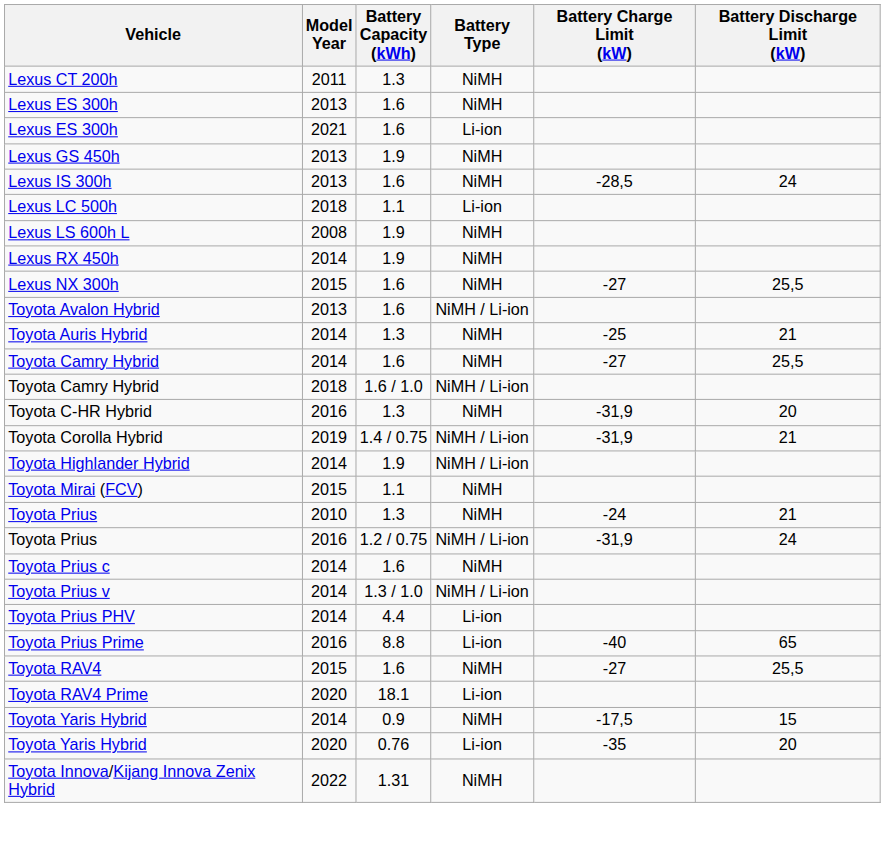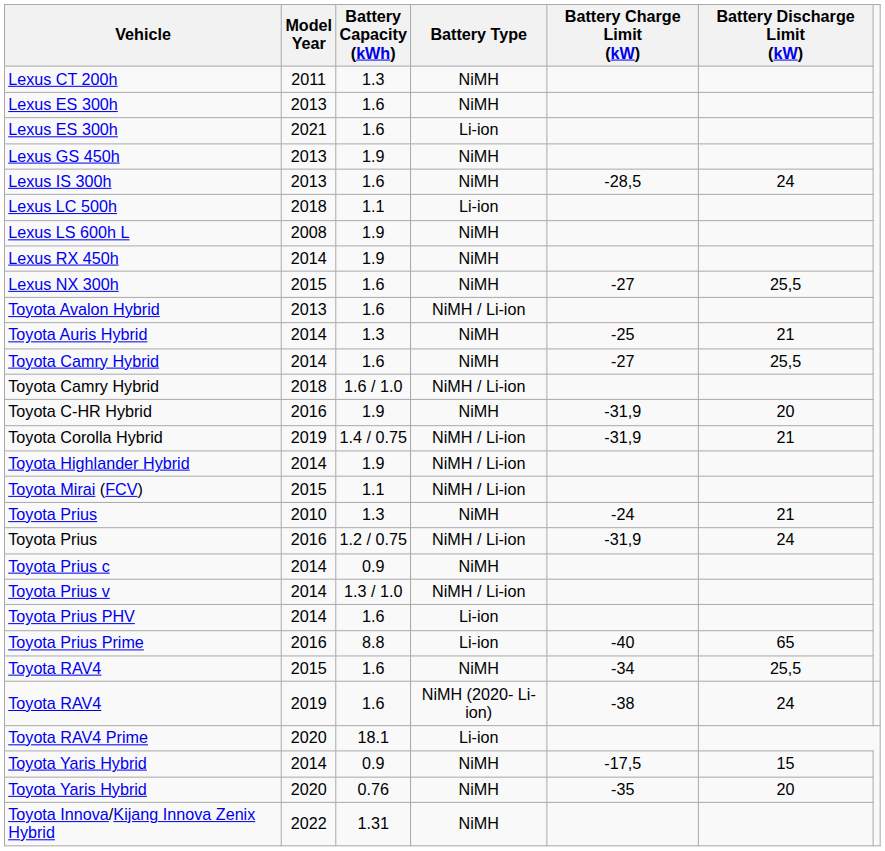(393, 412) 1.3 -> (373, 412) 1.9
(482, 489) NiMH -> (479, 489) NiMH / Li-ion
(393, 566) 1.6 -> (373, 566) 0.9
(393, 617) 4.4 -> (373, 617) 1.6
(614, 668) -27 -> (623, 668) -34
+ row: (55, 703)
(482, 745) Li-ion -> (479, 789) NiMH
